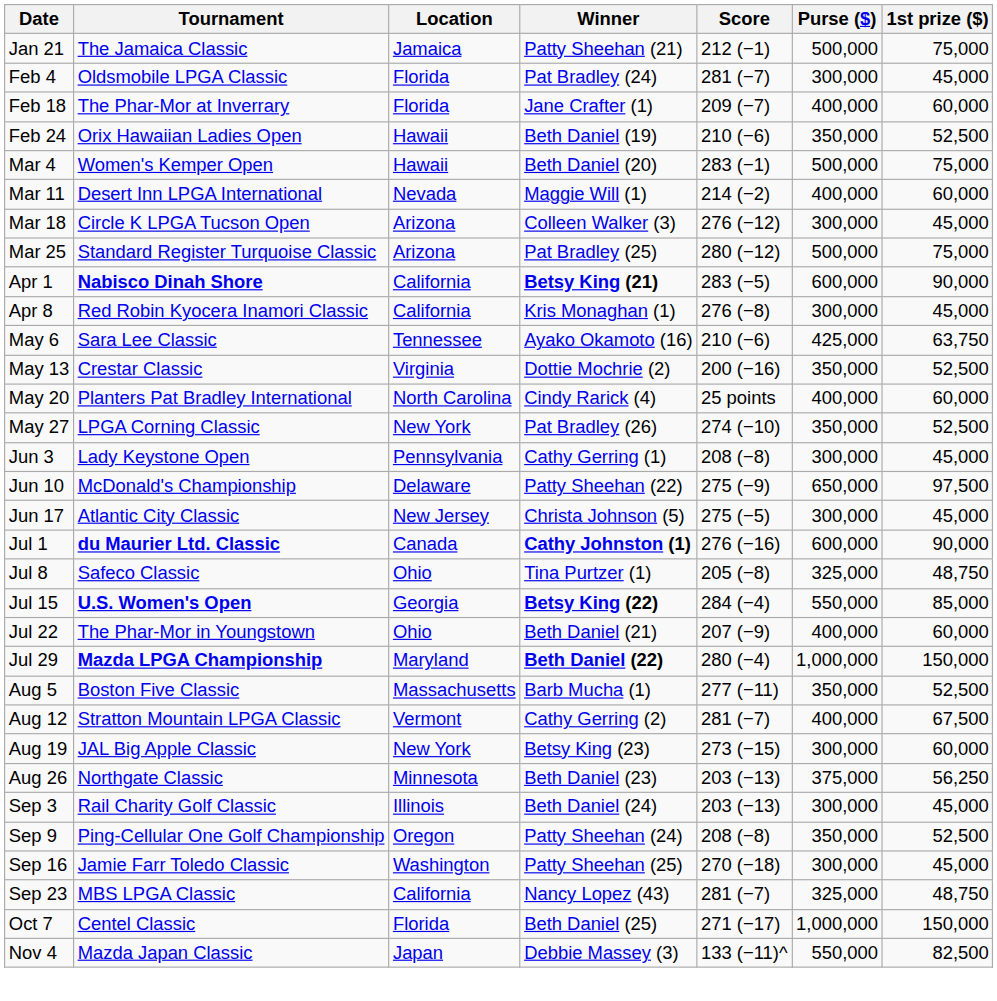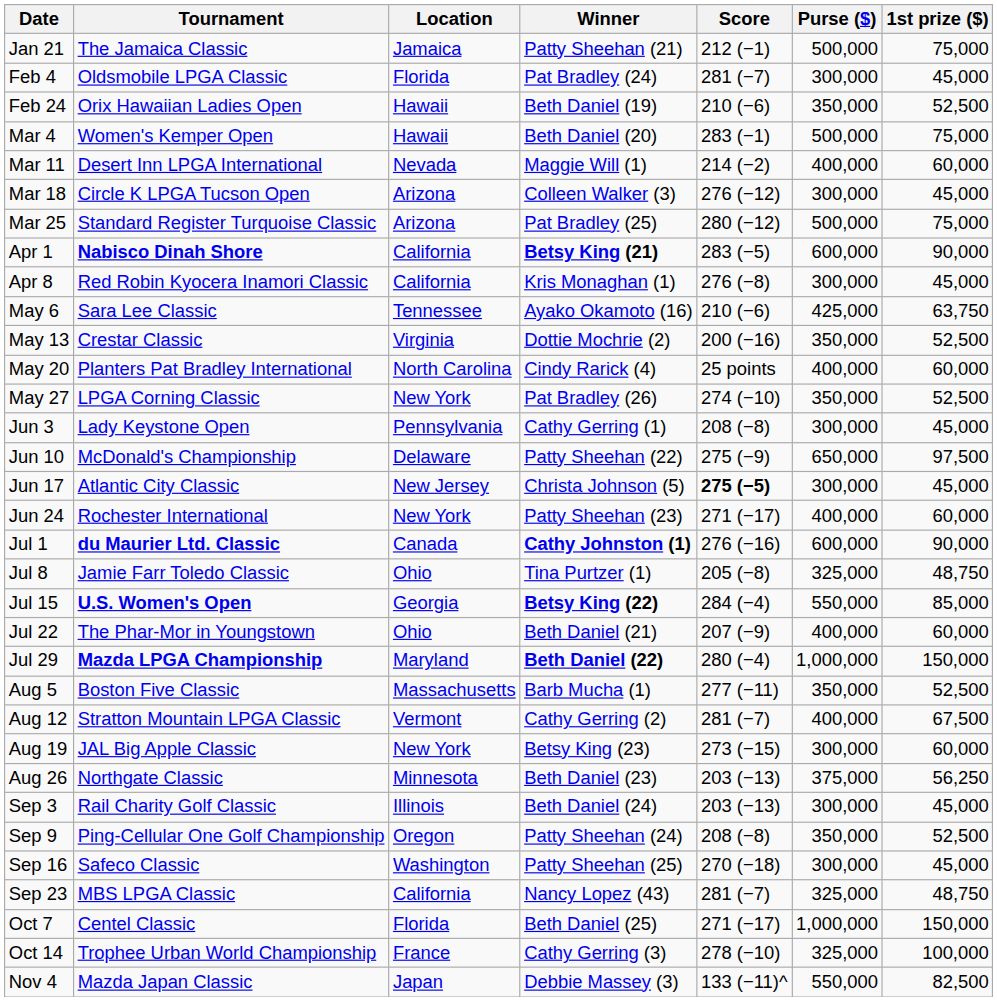- row: (37, 106)
(736, 515) normal -> (736, 485) bold
+ row: (36, 515)
(138, 573) Safeco Classic -> (183, 573) Jamie Farr Toledo Classic
(183, 865) Jamie Farr Toledo Classic -> (138, 865) Safeco Classic
+ row: (36, 952)
